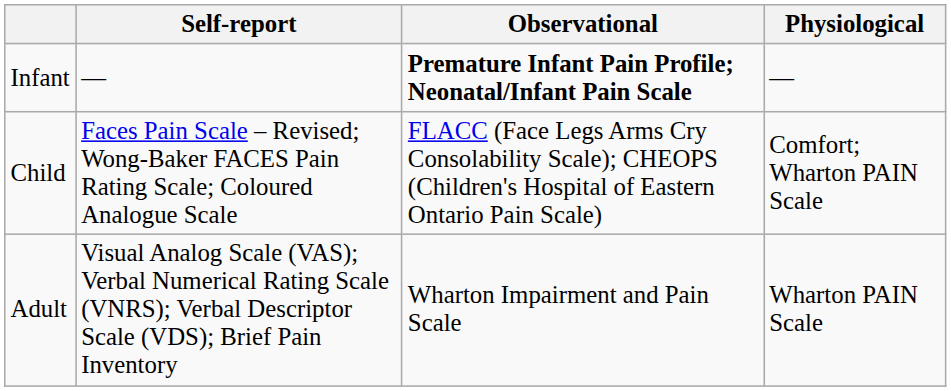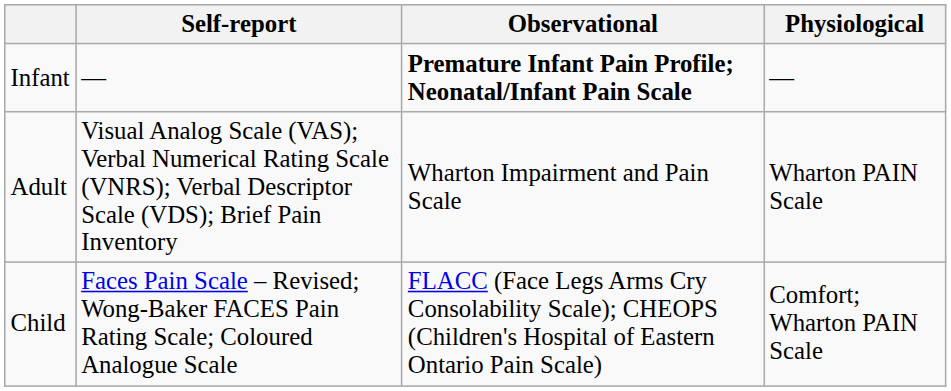rows swapped: (38, 172) <-> (39, 309)
